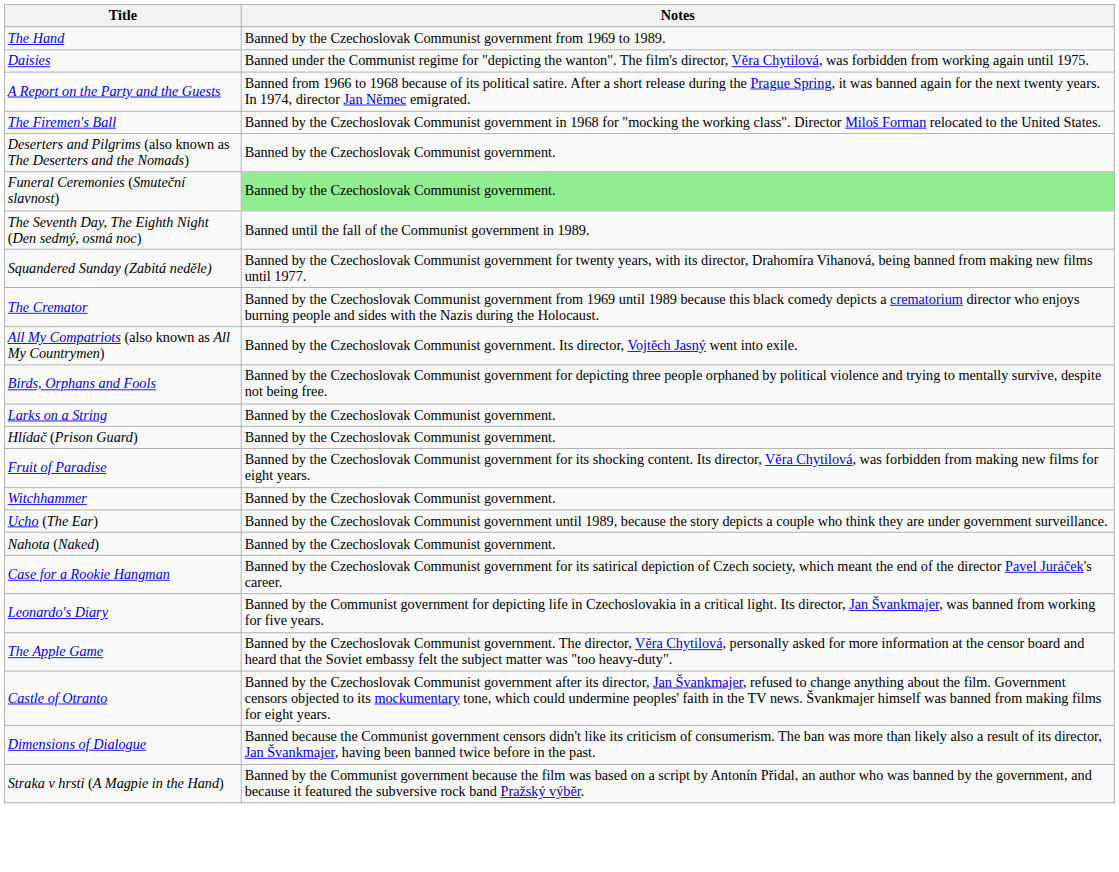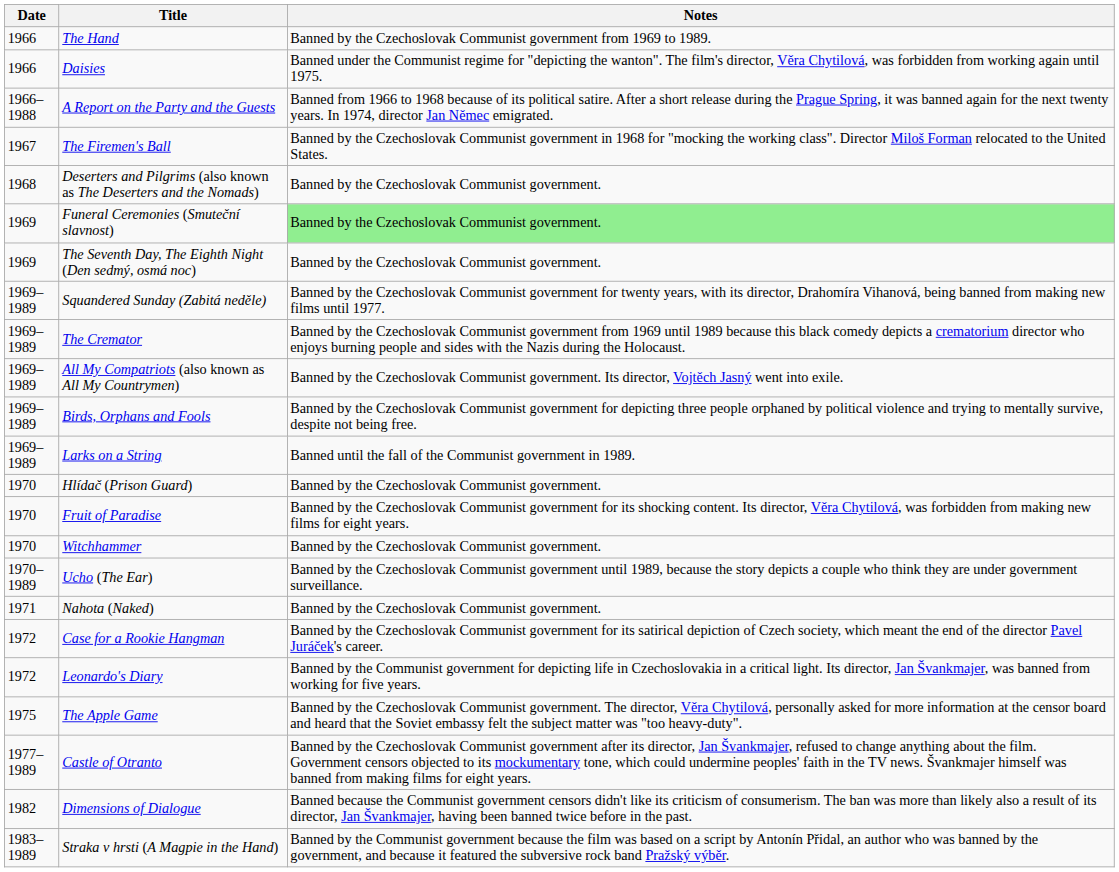+ column: (32, 15)
(417, 229) Banned until the fall of the Communist government in 1989. -> (446, 261) Banned by the Czechoslovak Communist government.
(400, 414) Banned by the Czechoslovak Communist government. -> (463, 455) Banned until the fall of the Communist government in 1989.
